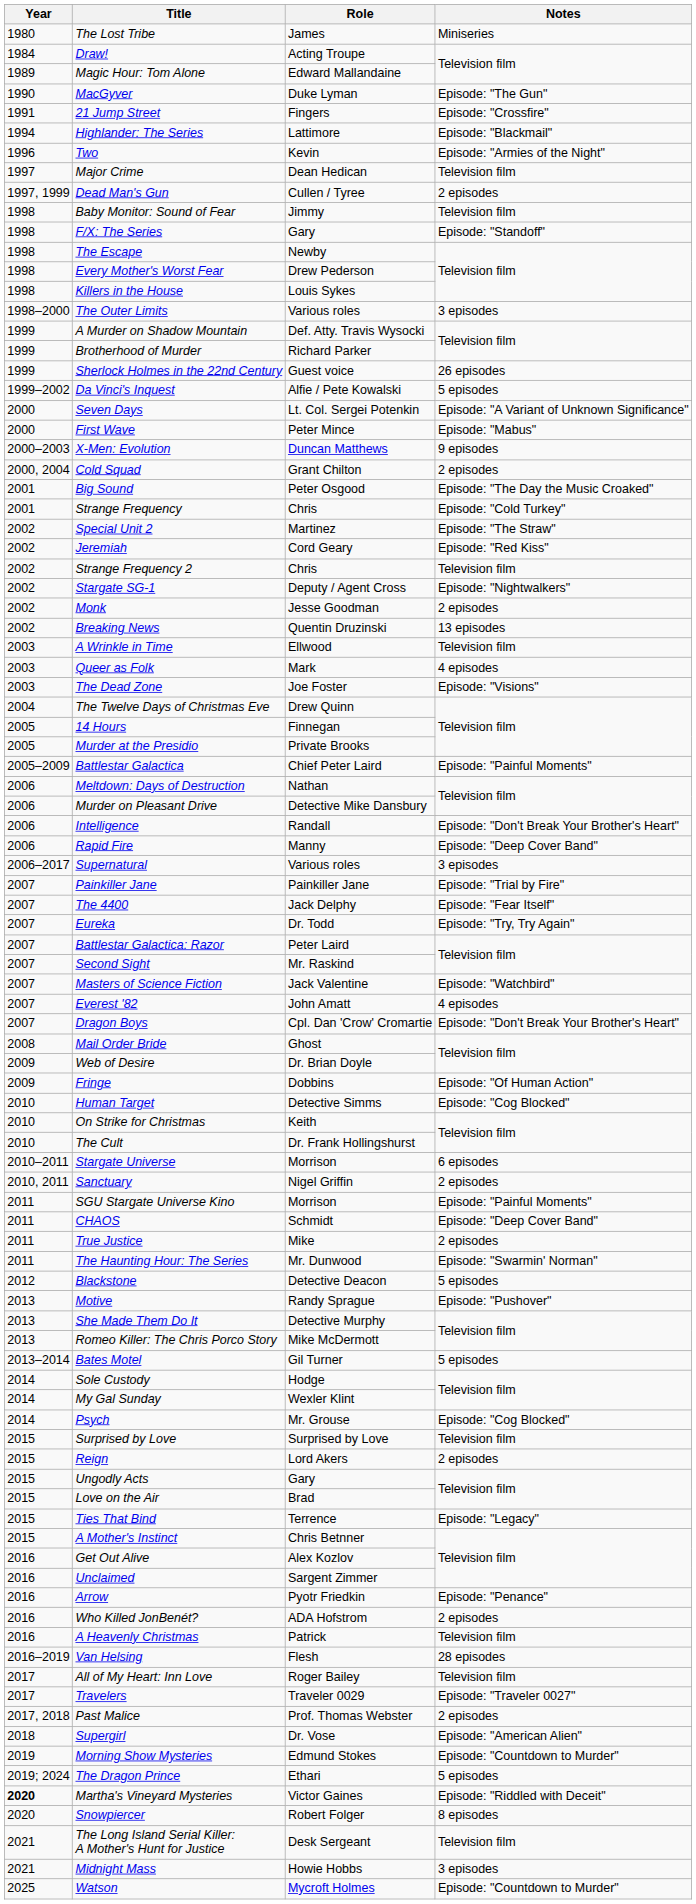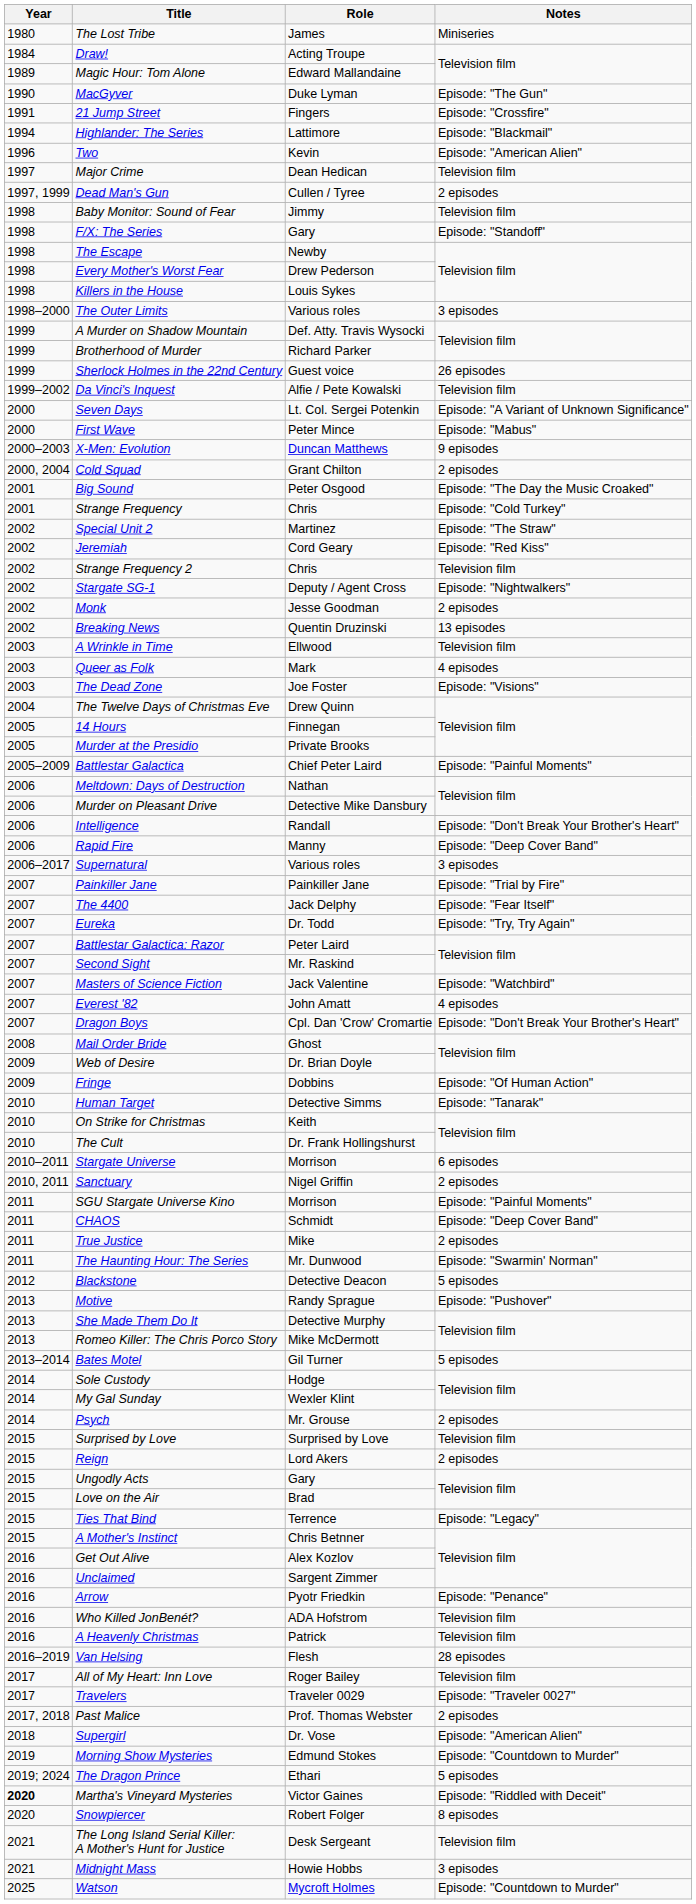(521, 152) Episode: "Armies of the Night" -> (510, 152) Episode: "American Alien"
(468, 390) 5 episodes -> (477, 390) Television film
(504, 1102) Episode: "Cog Blocked" -> (491, 1102) Episode: "Tanarak"
(504, 1419) Episode: "Cog Blocked" -> (468, 1419) 2 episodes
(468, 1617) 2 episodes -> (477, 1617) Television film
